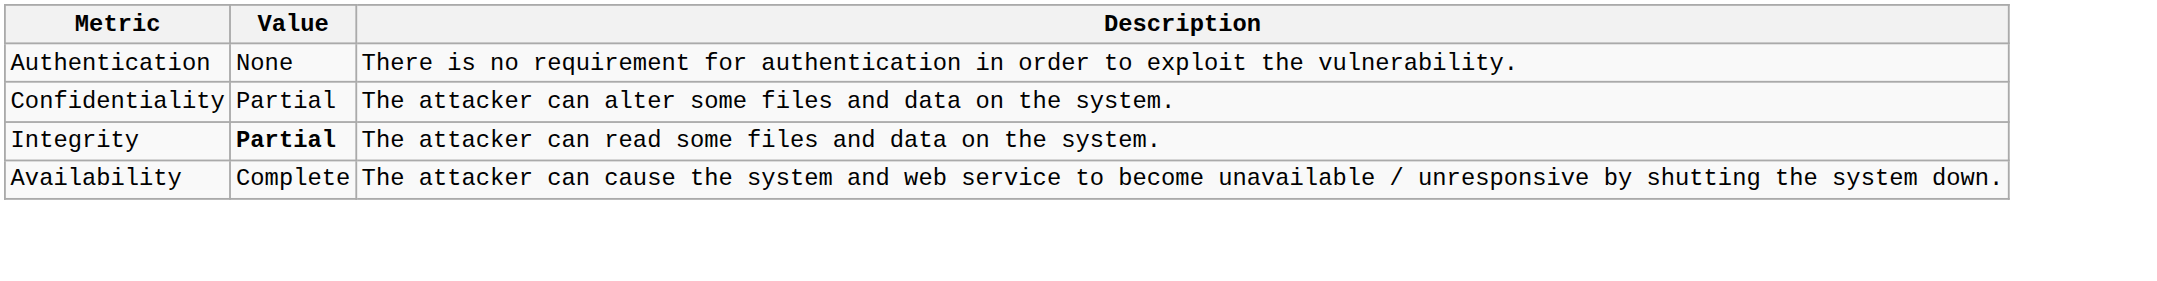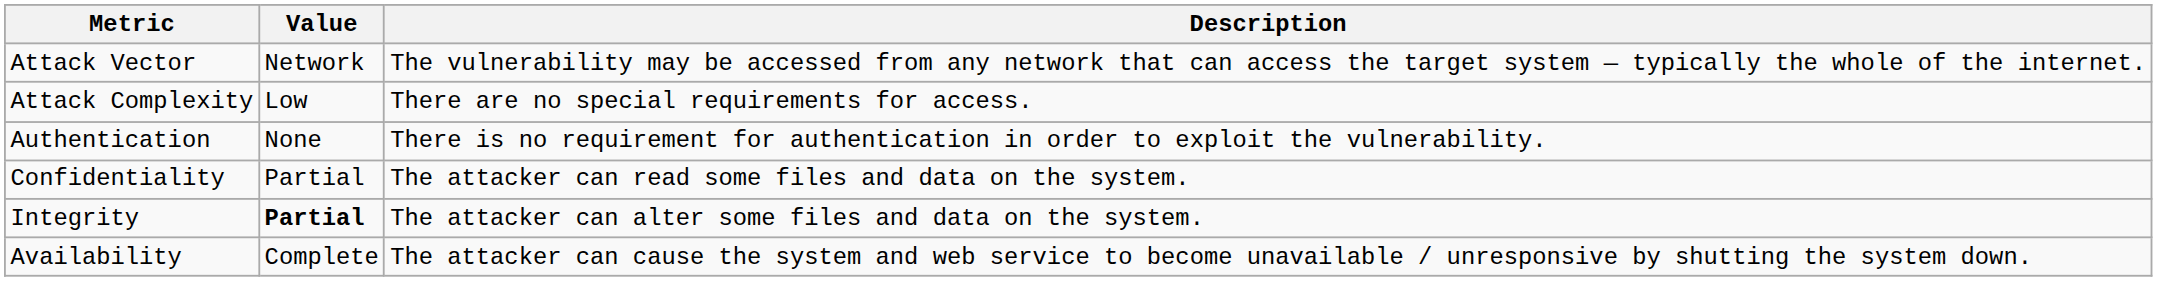+ row: (103, 63)
+ row: (132, 102)
(769, 102) The attacker can alter some files and data on the system. -> (790, 179) The attacker can read some files and data on the system.
(761, 141) The attacker can read some files and data on the system. -> (797, 218) The attacker can alter some files and data on the system.
